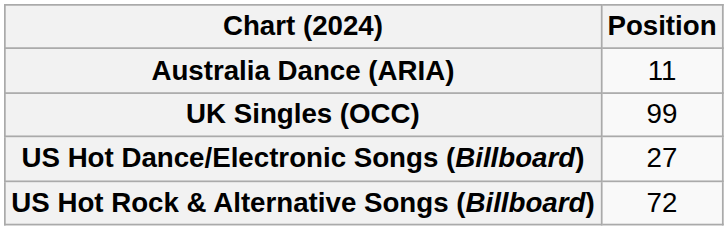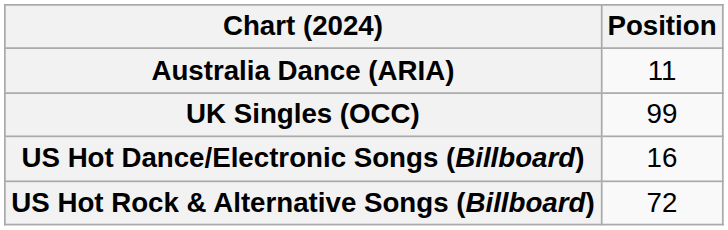(662, 158) 27 -> (662, 158) 16
